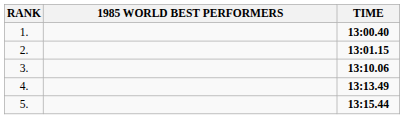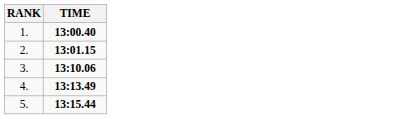- column: (190, 13)
